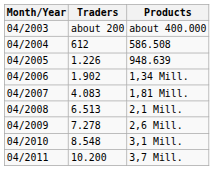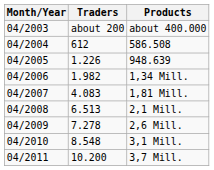(86, 77) 1.902 -> (86, 77) 1.982
